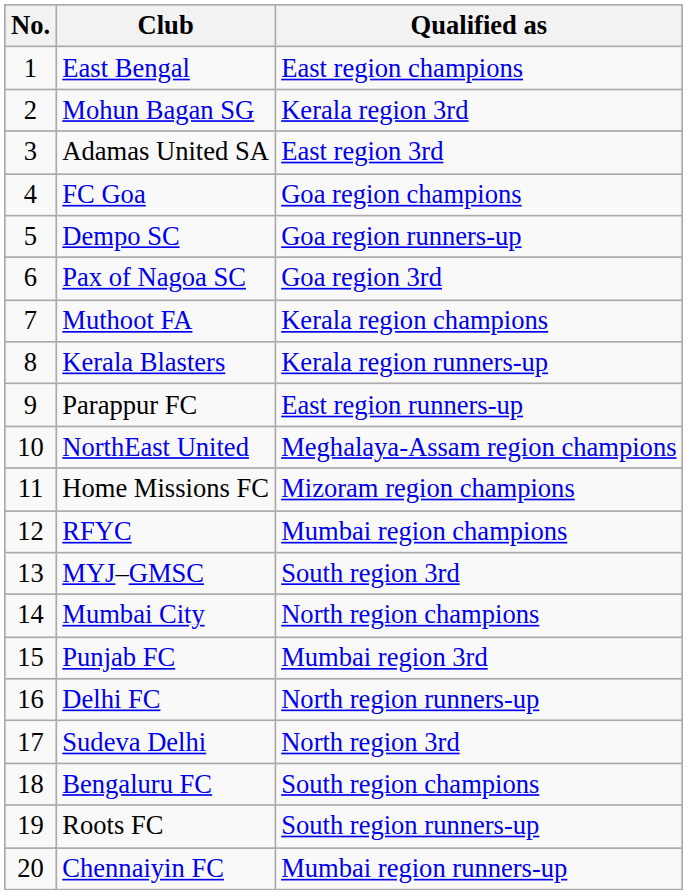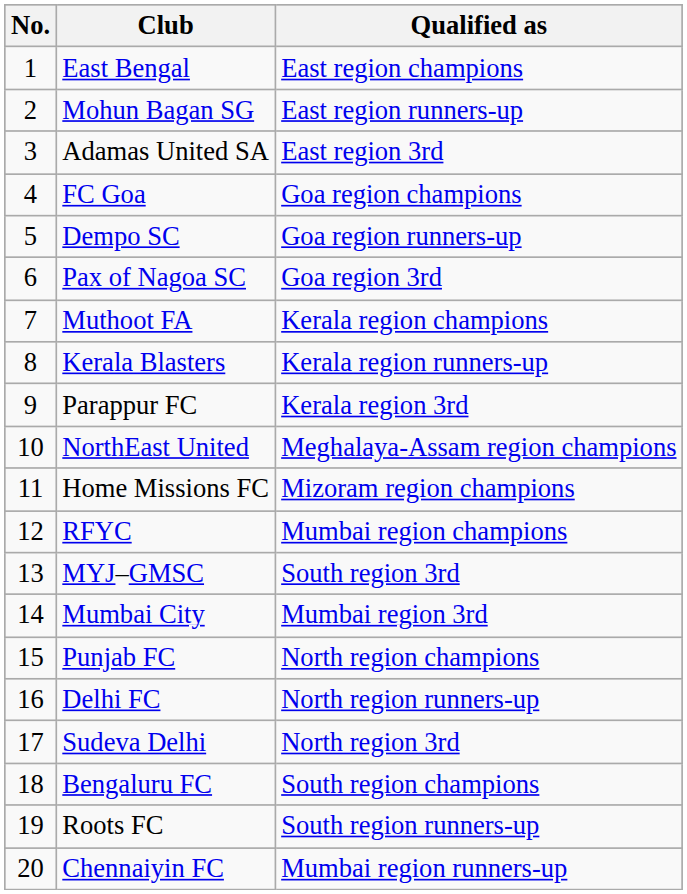(375, 109) Kerala region 3rd -> (402, 109) East region runners-up
(402, 404) East region runners-up -> (375, 404) Kerala region 3rd
(410, 615) North region champions -> (384, 615) Mumbai region 3rd
(384, 657) Mumbai region 3rd -> (410, 657) North region champions
